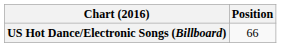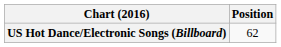(252, 33) 66 -> (252, 33) 62
